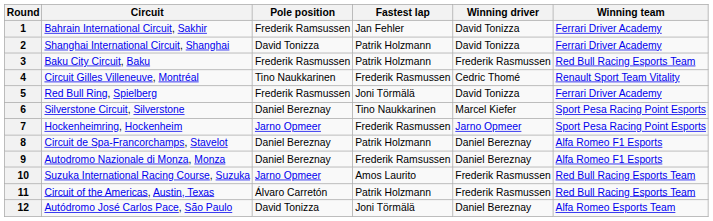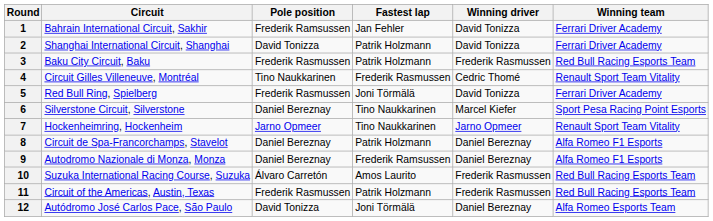(403, 126) Frederik Rasmussen -> (395, 126) Tino Naukkarinen
(631, 126) Sport Pesa Racing Point Esports -> (618, 126) Renault Sport Team Vitality
(288, 175) Jarno Opmeer -> (291, 175) Álvaro Carretón
(291, 191) Álvaro Carretón -> (303, 191) Frederik Rasmussen
